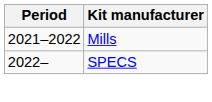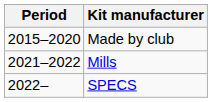+ row: (131, 39)
